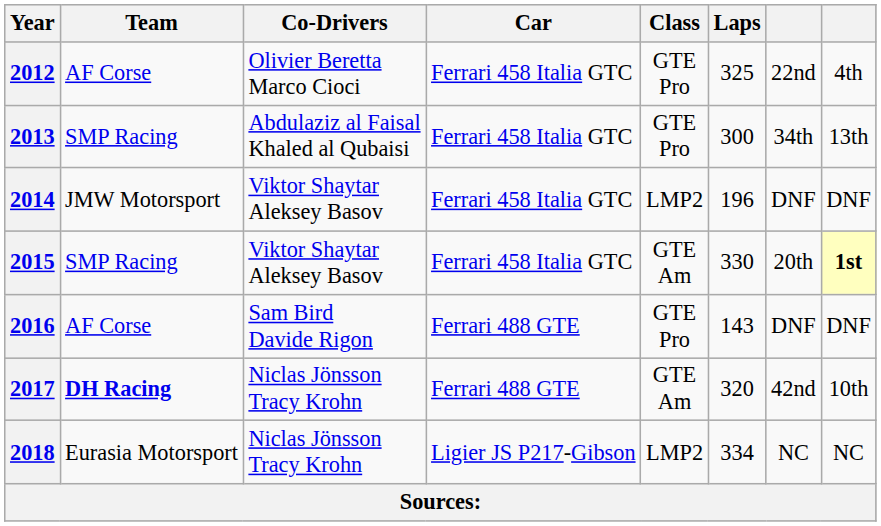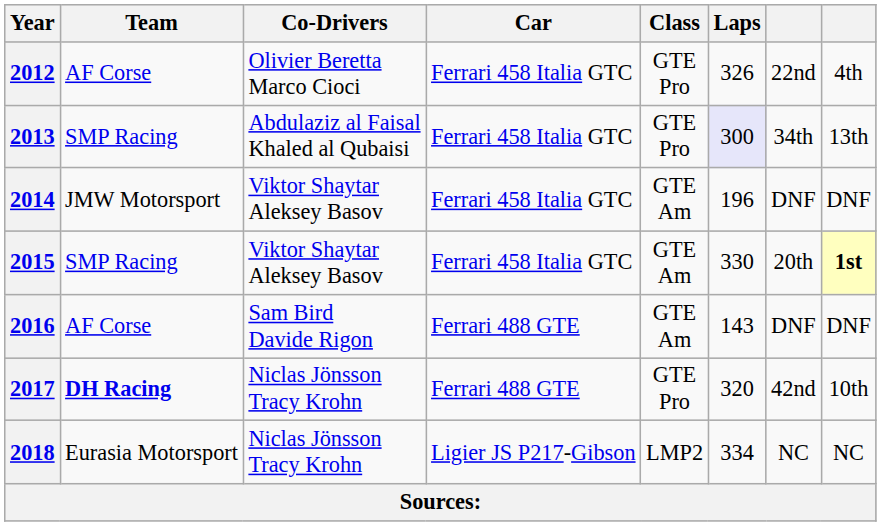(737, 73) 325 -> (737, 73) 326
(737, 136) no background -> (737, 136) lavender background
(675, 199) LMP2 -> (675, 199) GTE Am
(675, 325) GTE Pro -> (675, 325) GTE Am
(675, 389) GTE Am -> (675, 389) GTE Pro
